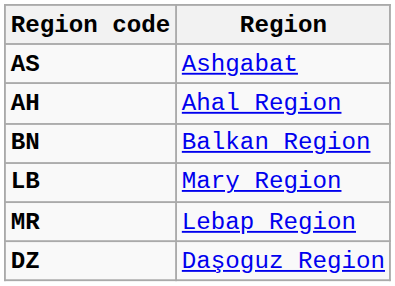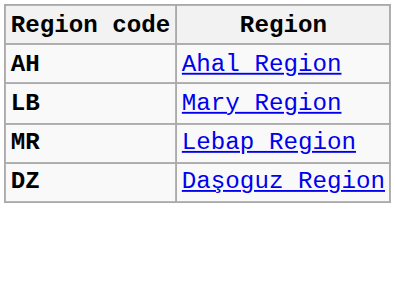- row: (25, 64)
- row: (25, 143)
